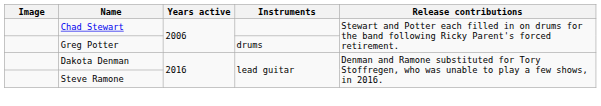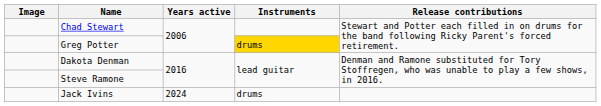(250, 44) no background -> (250, 44) gold background
+ row: (87, 94)
